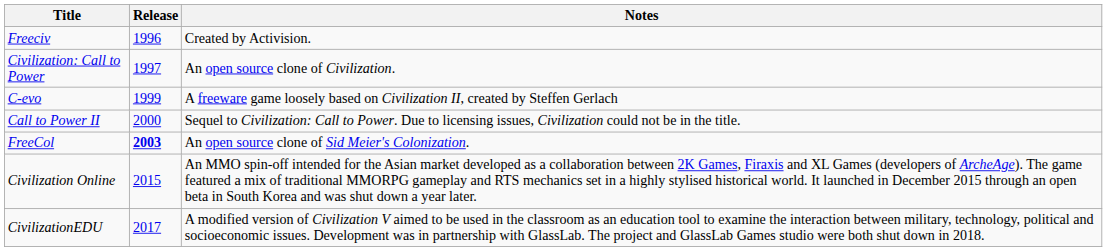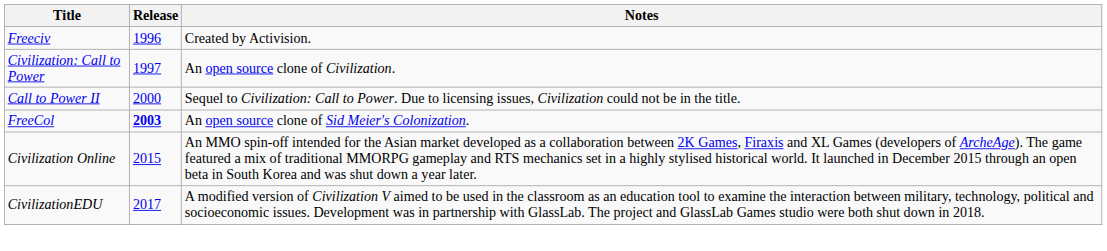- row: (24, 98)
